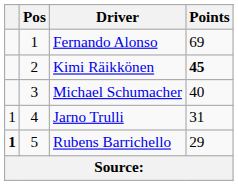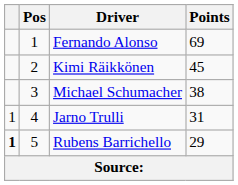(197, 66) bold -> (197, 66) normal
(197, 92) 40 -> (197, 92) 38
